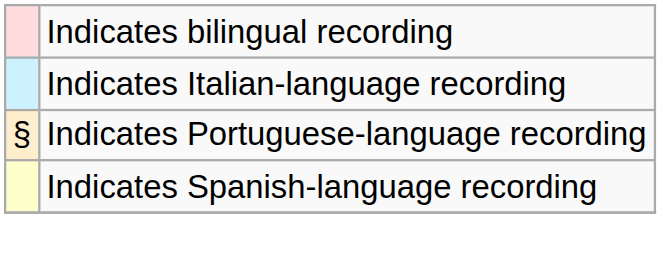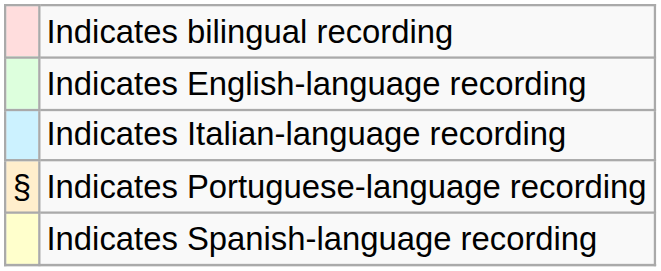+ row: (316, 83)
